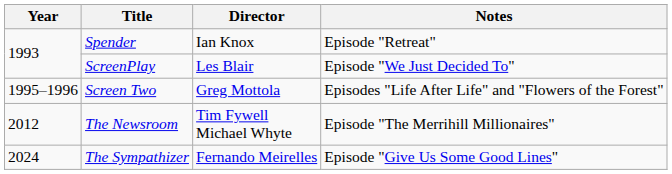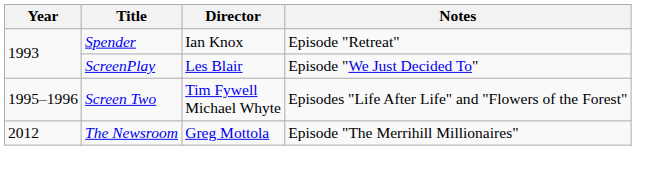(238, 90) Greg Mottola -> (233, 99) Tim Fywell Michael Whyte
(244, 123) Tim Fywell Michael Whyte -> (227, 132) Greg Mottola
- row: (137, 157)
